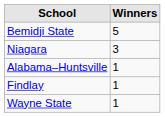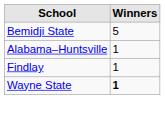- row: (27, 49)
(116, 103) normal -> (116, 85) bold
